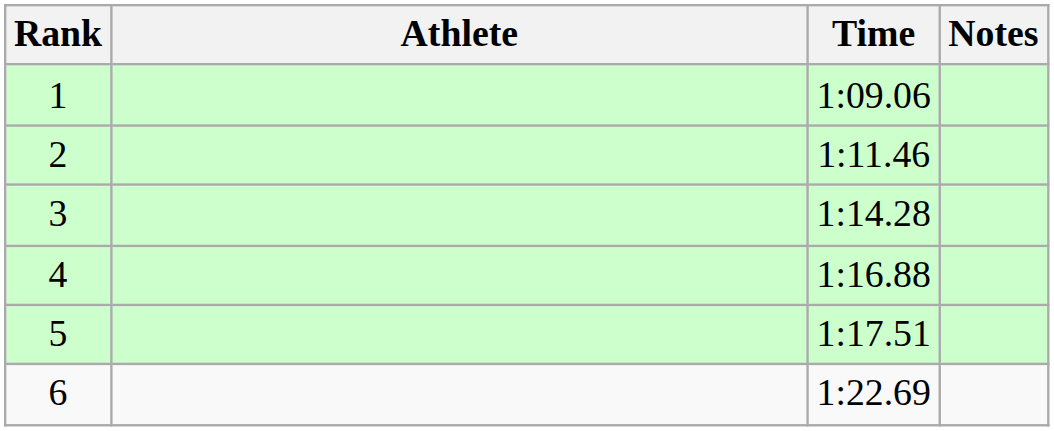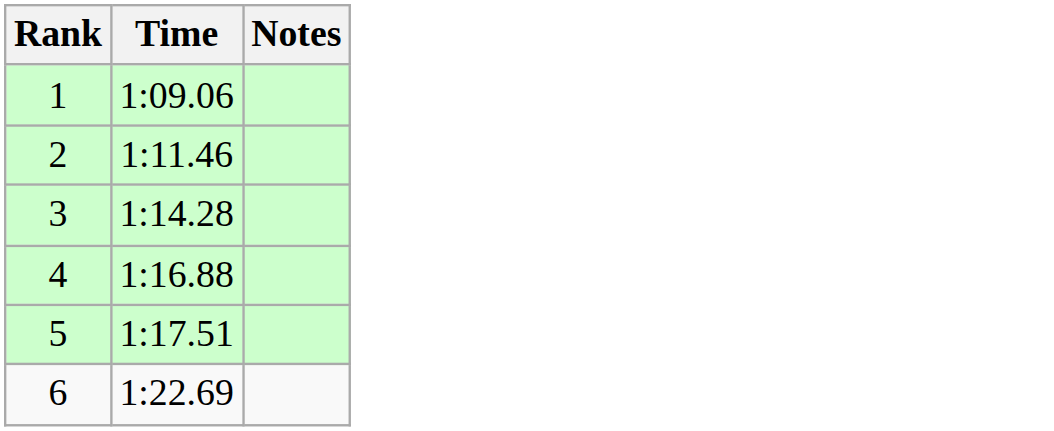- column: (459, 34)
